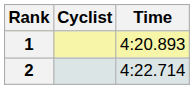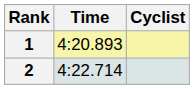columns swapped: (85, 17) <-> (153, 17)
